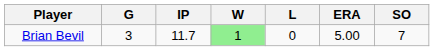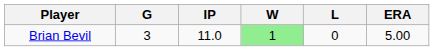- column: (402, 14)
(183, 35) 11.7 -> (210, 35) 11.0
